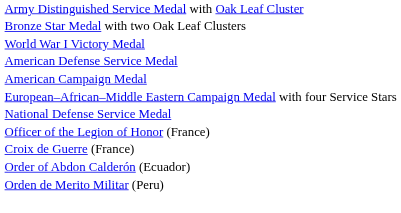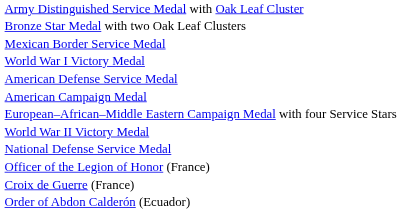+ row: (85, 43)
+ row: (77, 131)
- row: (84, 184)
